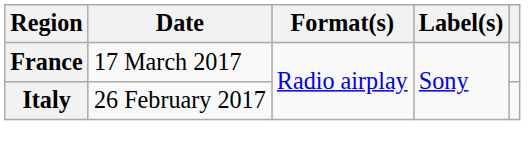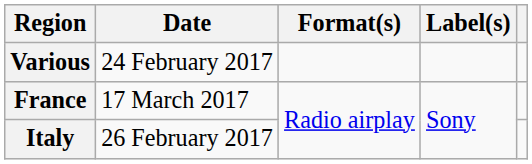+ row: (50, 61)
